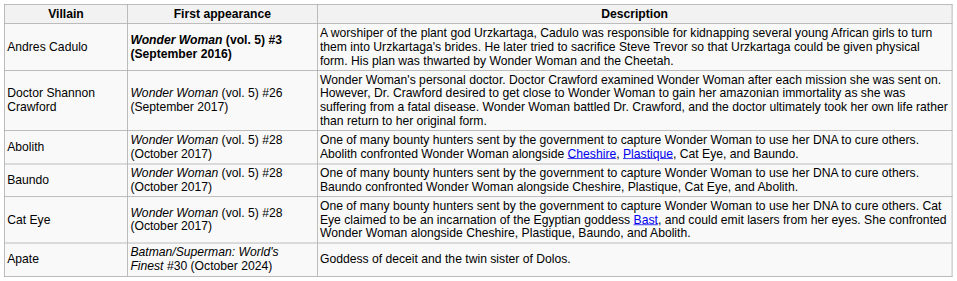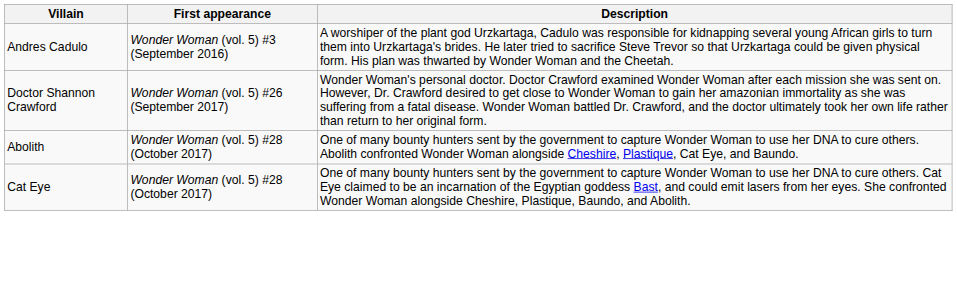(206, 47) bold -> (203, 47) normal
- row: (28, 180)
- row: (23, 259)
